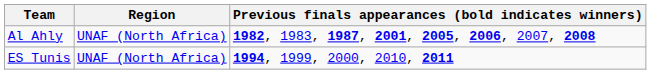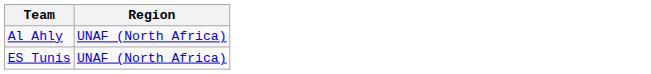- column: (438, 15)
